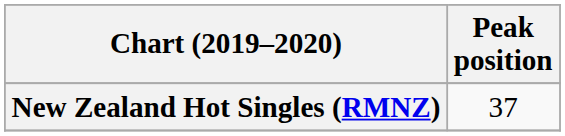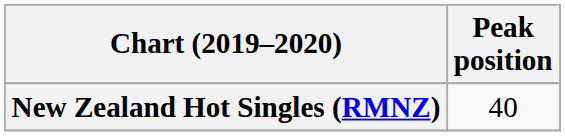(503, 106) 37 -> (503, 106) 40
